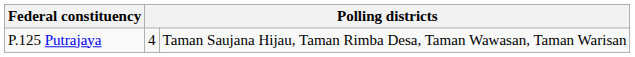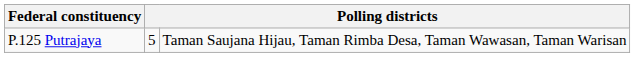(152, 40) 4 -> (152, 40) 5
